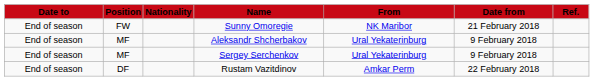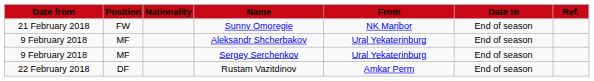columns swapped: (504, 12) <-> (54, 12)
